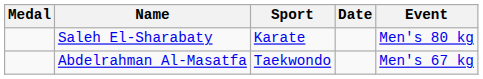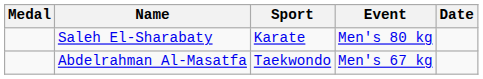columns swapped: (427, 16) <-> (355, 16)
